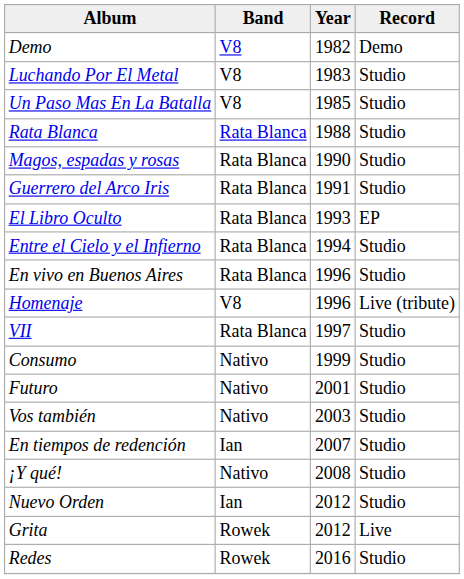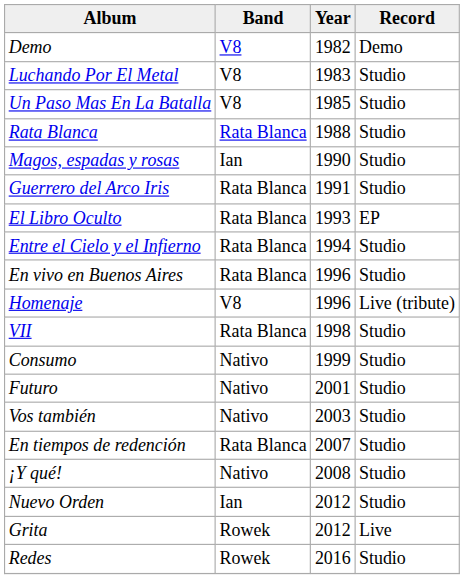(263, 160) Rata Blanca -> (231, 160) Ian
(333, 331) 1997 -> (333, 331) 1998
(231, 445) Ian -> (263, 445) Rata Blanca
